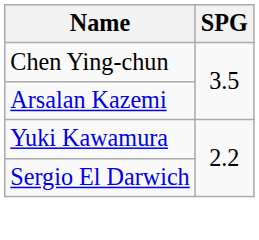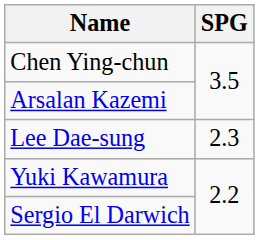+ row: (78, 138)
